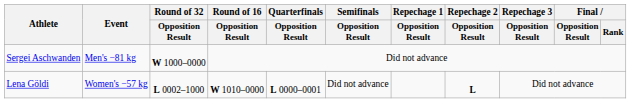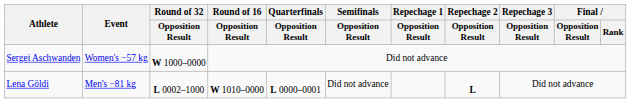(110, 58) Men's −81 kg -> (116, 58) Women's −57 kg
(116, 85) Women's −57 kg -> (110, 85) Men's −81 kg
